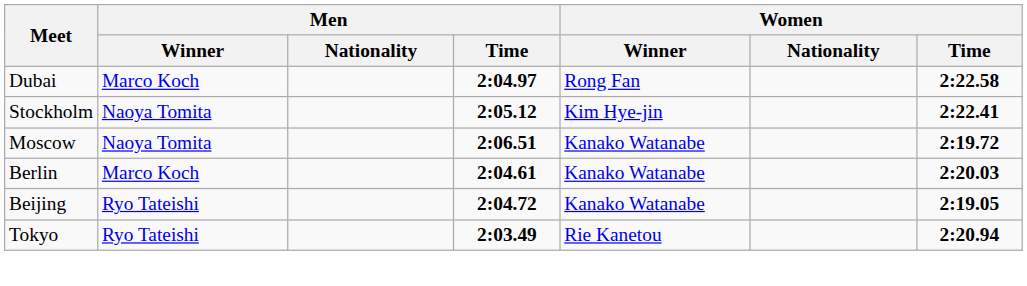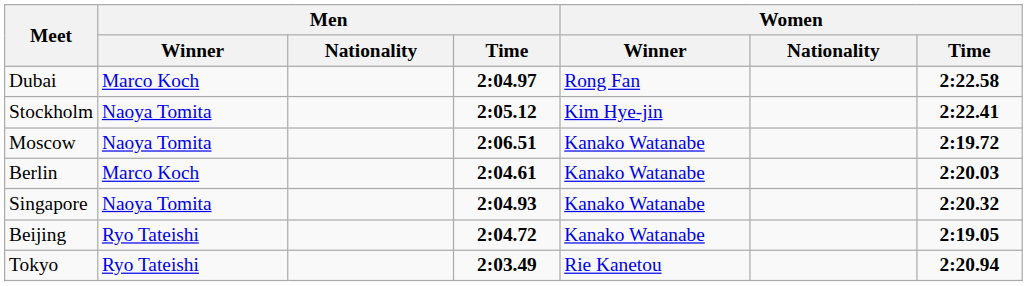+ row: (48, 204)
